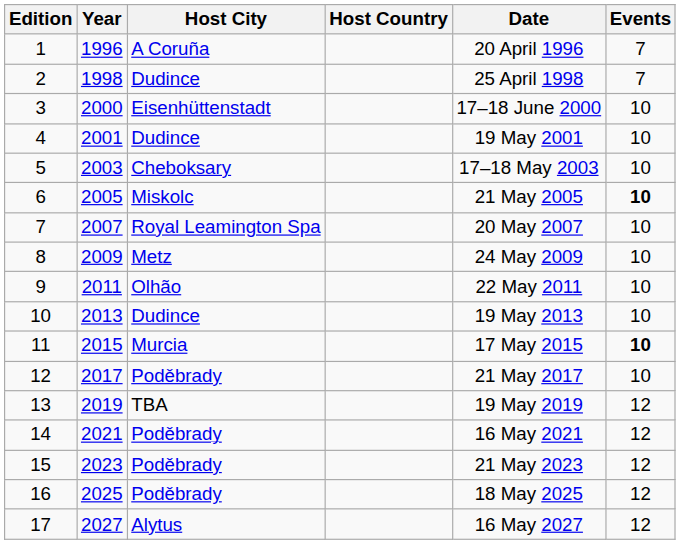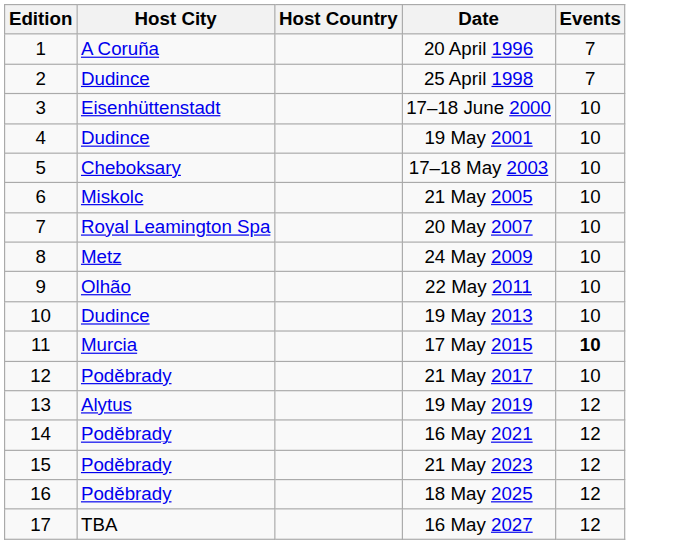- column: (102, 19)
(640, 197) bold -> (590, 197) normal
(149, 405) TBA -> (106, 405) Alytus
(157, 524) Alytus -> (99, 524) TBA
